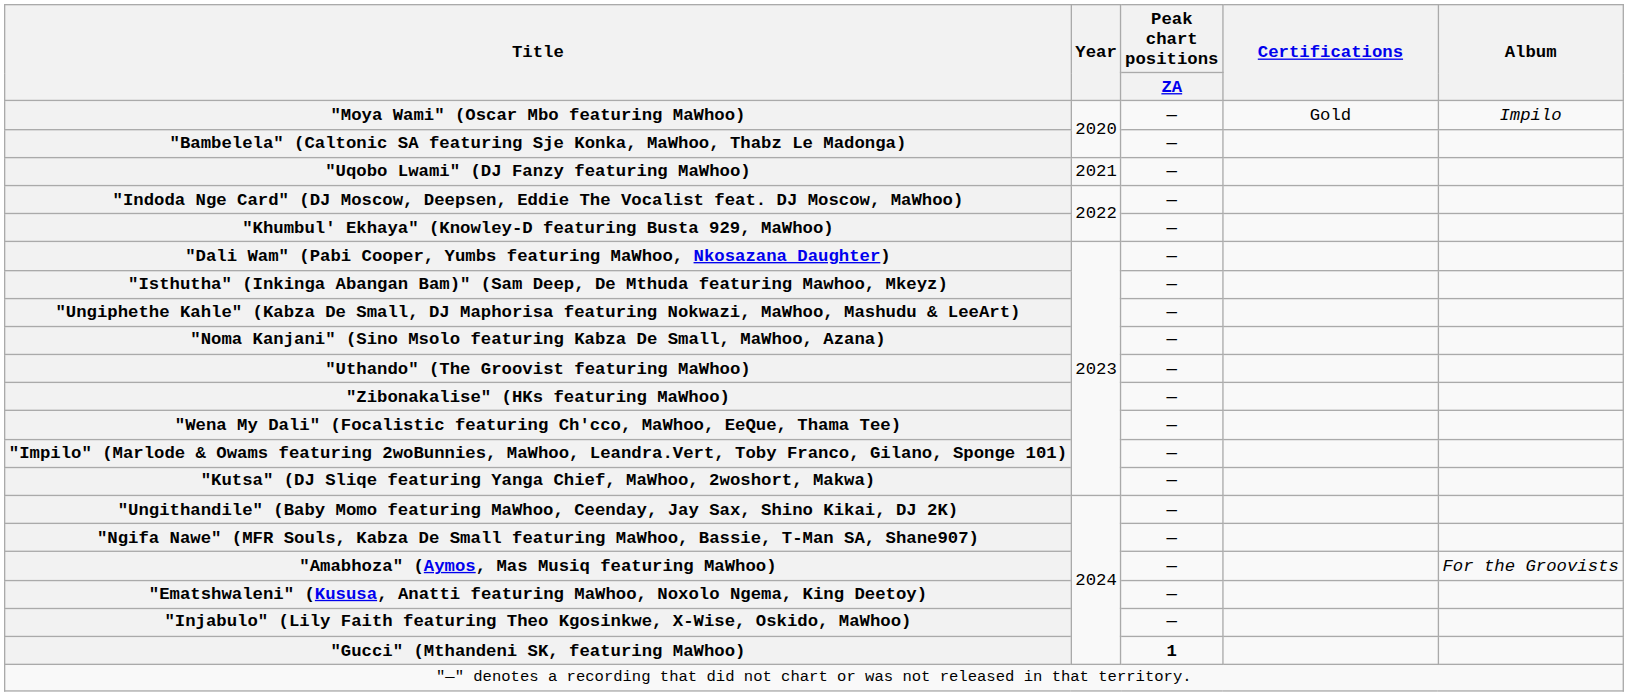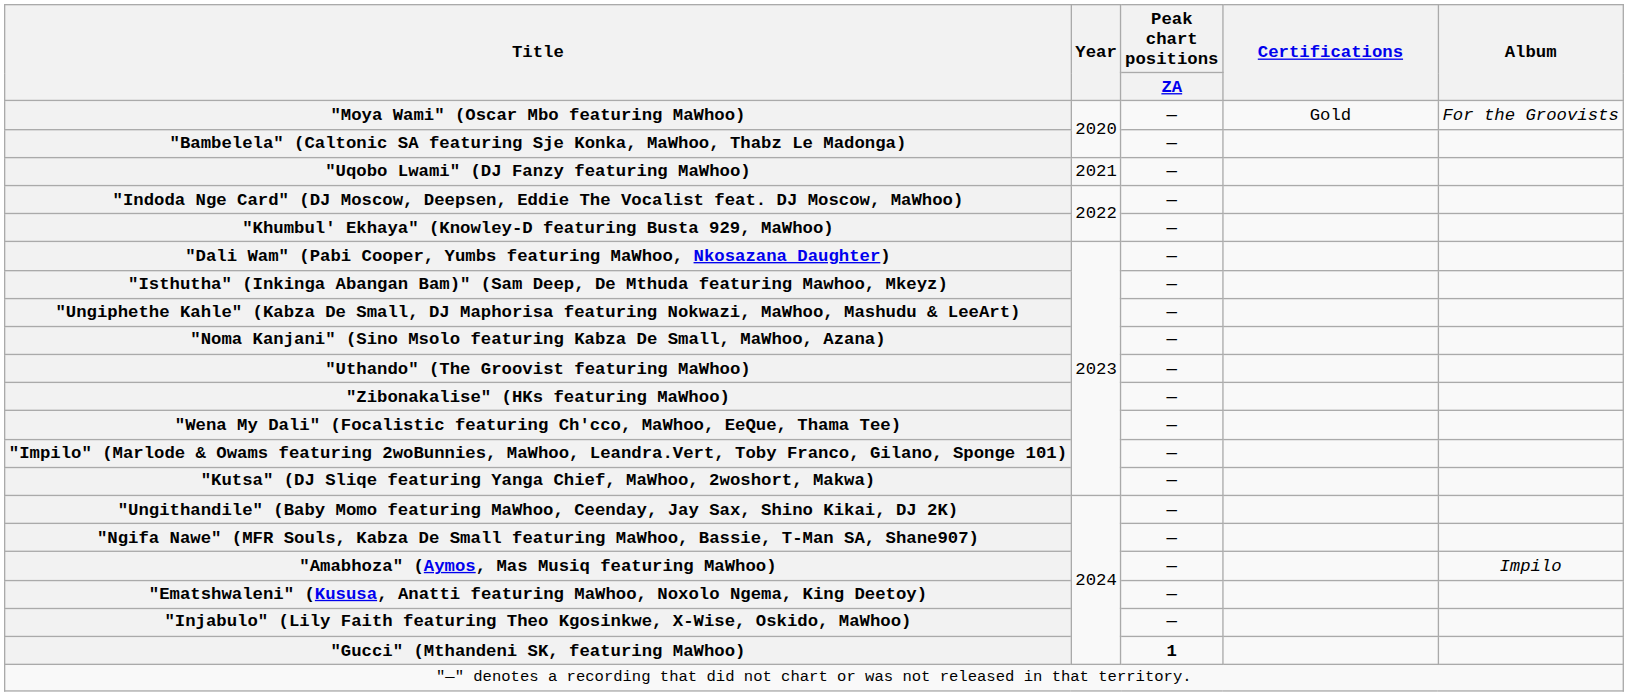(1531, 115) Impilo -> (1531, 115) For the Groovists
(1531, 566) For the Groovists -> (1531, 566) Impilo
